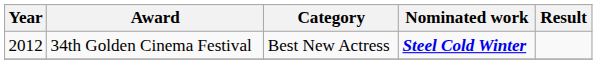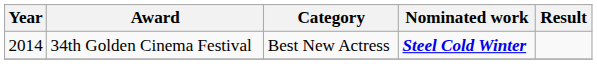(26, 45) 2012 -> (26, 45) 2014
